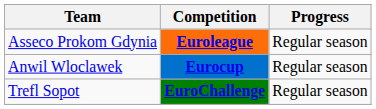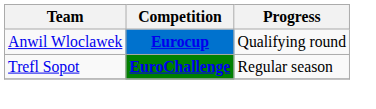- row: (83, 41)
(320, 66) Regular season -> (292, 41) Qualifying round
